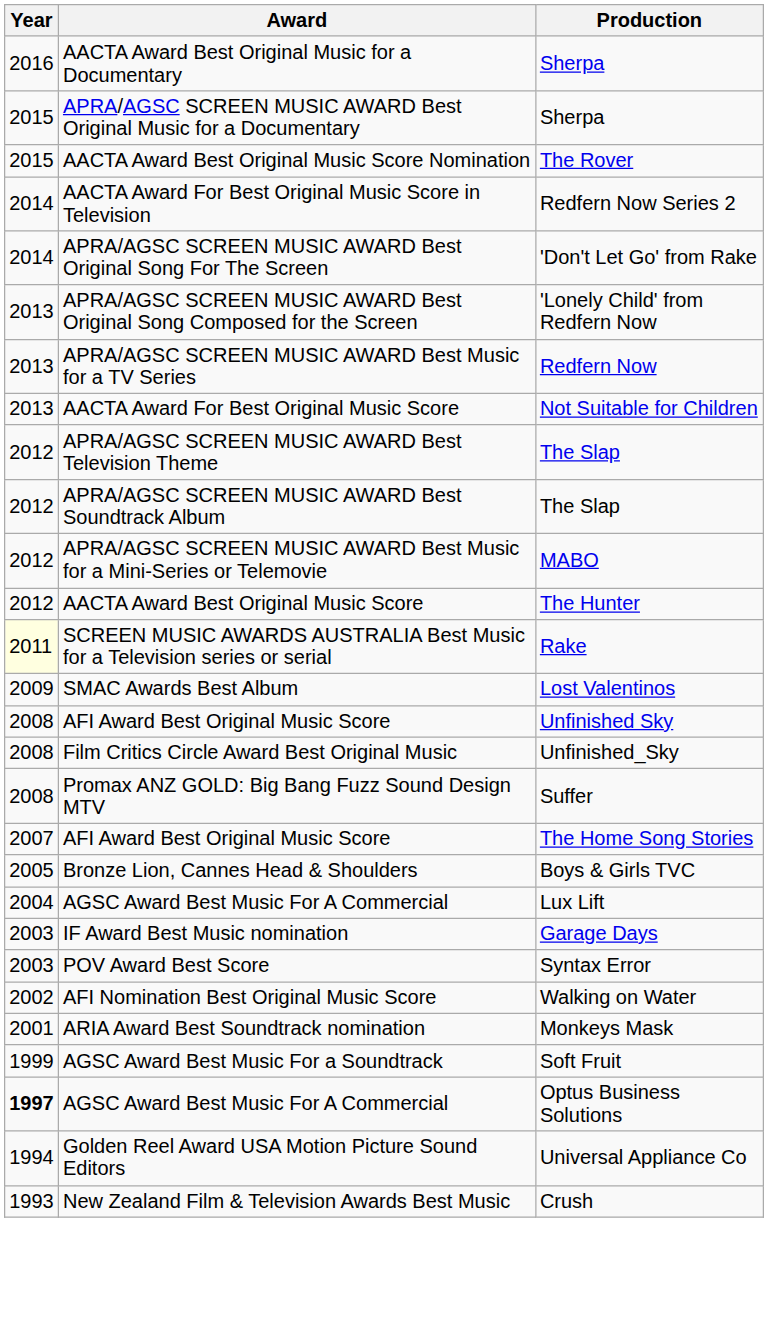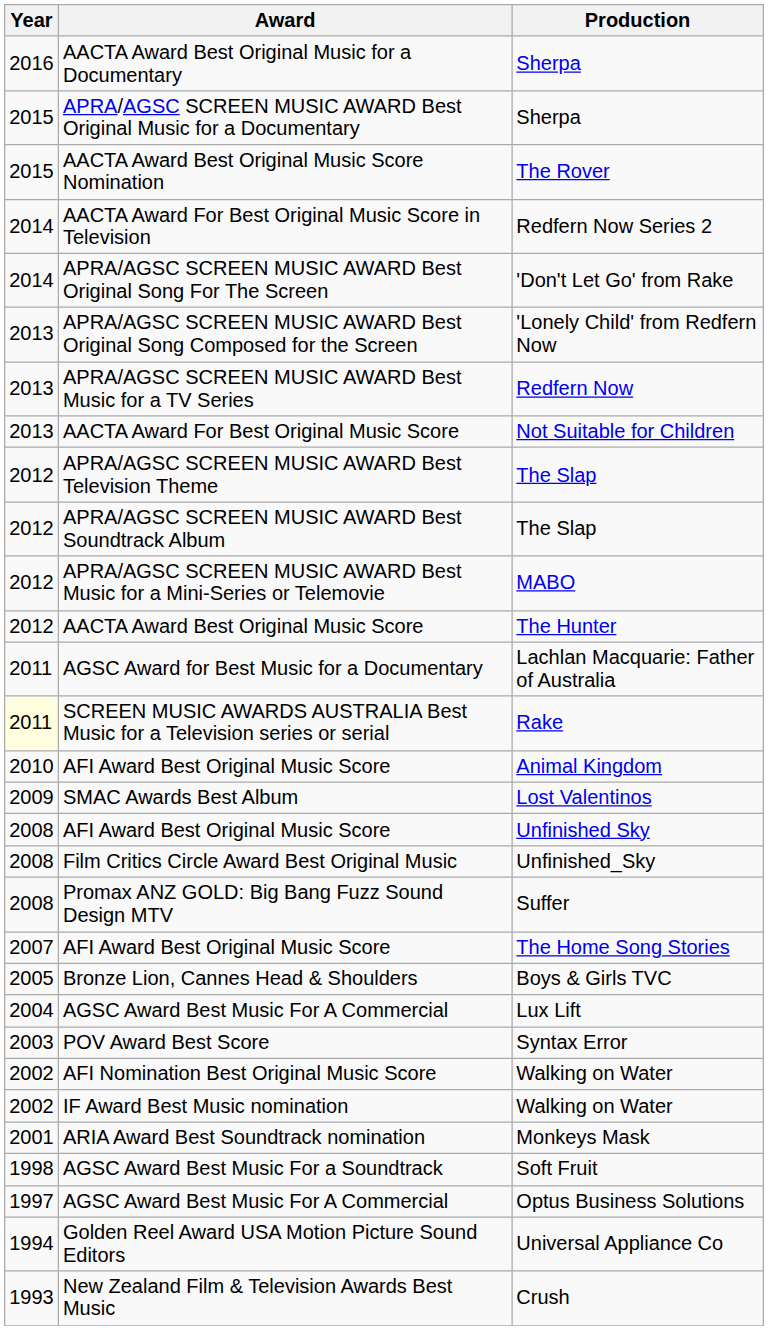+ row: (273, 668)
+ row: (227, 766)
- row: (206, 933)
+ row: (206, 1105)
(31, 1060) 1999 -> (31, 1169) 1998
(31, 1103) bold -> (31, 1200) normal
